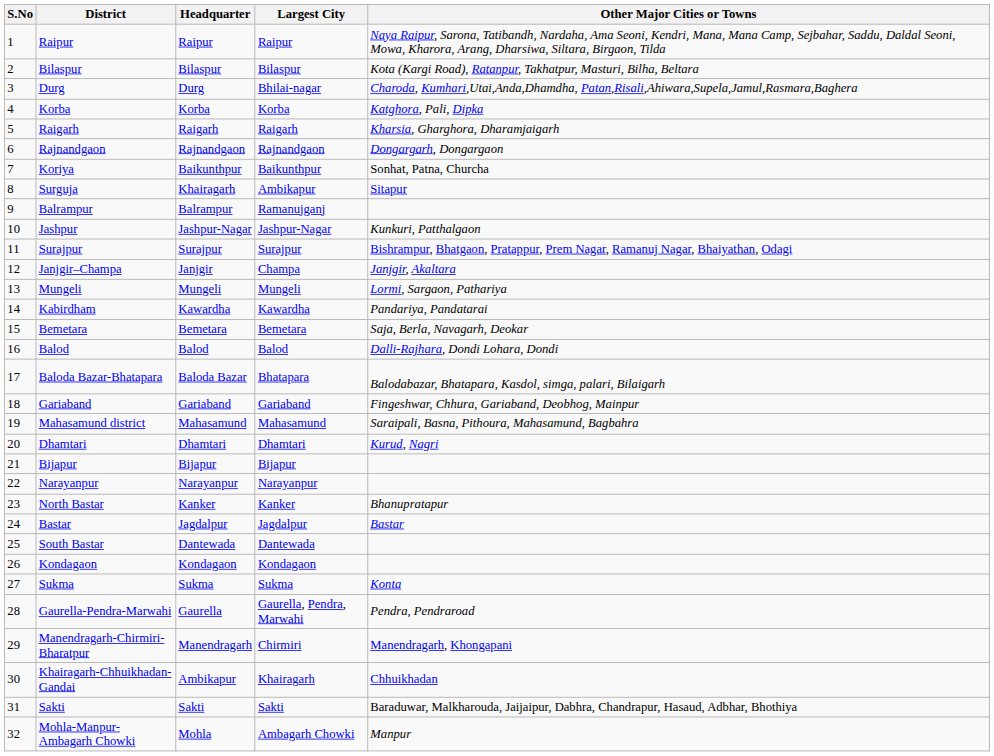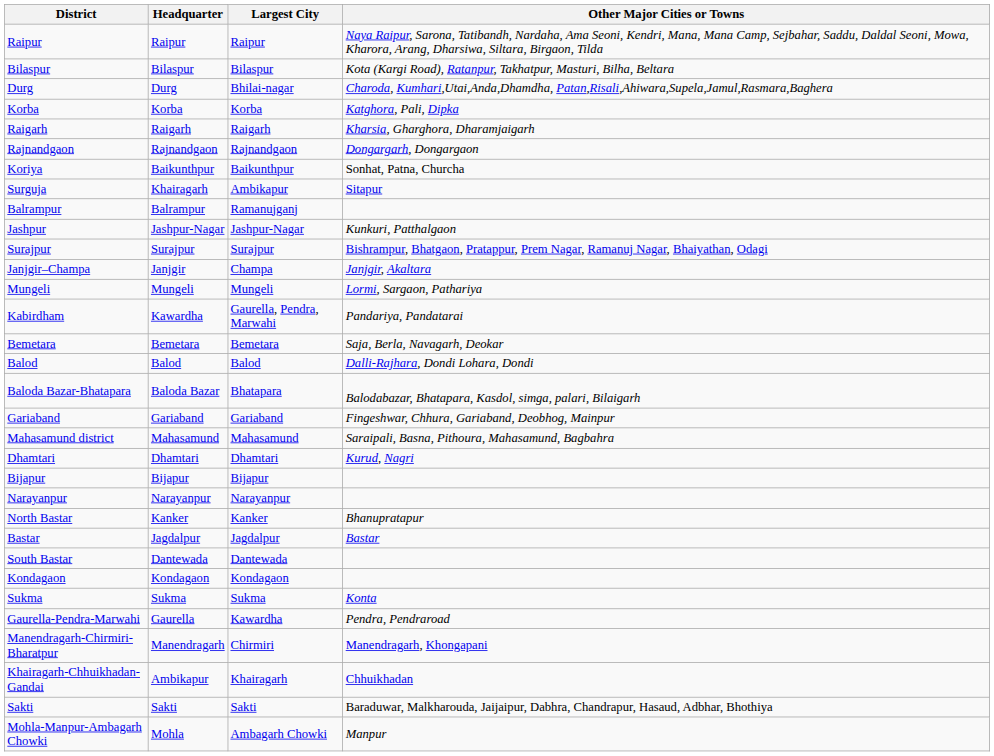- column: (20, 14)
(284, 309) Kawardha -> (275, 316) Gaurella, Pendra, Marwahi
(302, 611) Gaurella, Pendra, Marwahi -> (256, 618) Kawardha
